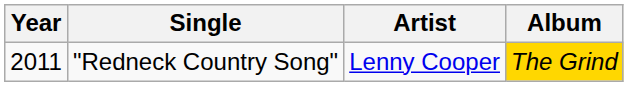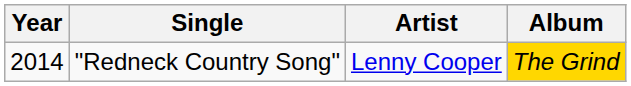(36, 61) 2011 -> (37, 61) 2014
